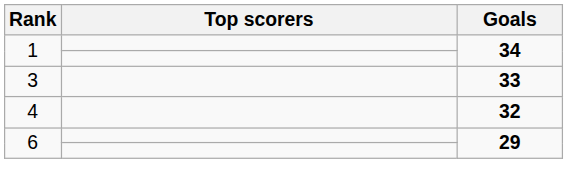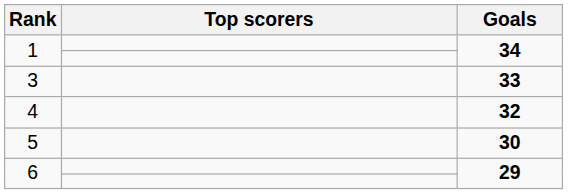+ row: (33, 142)
